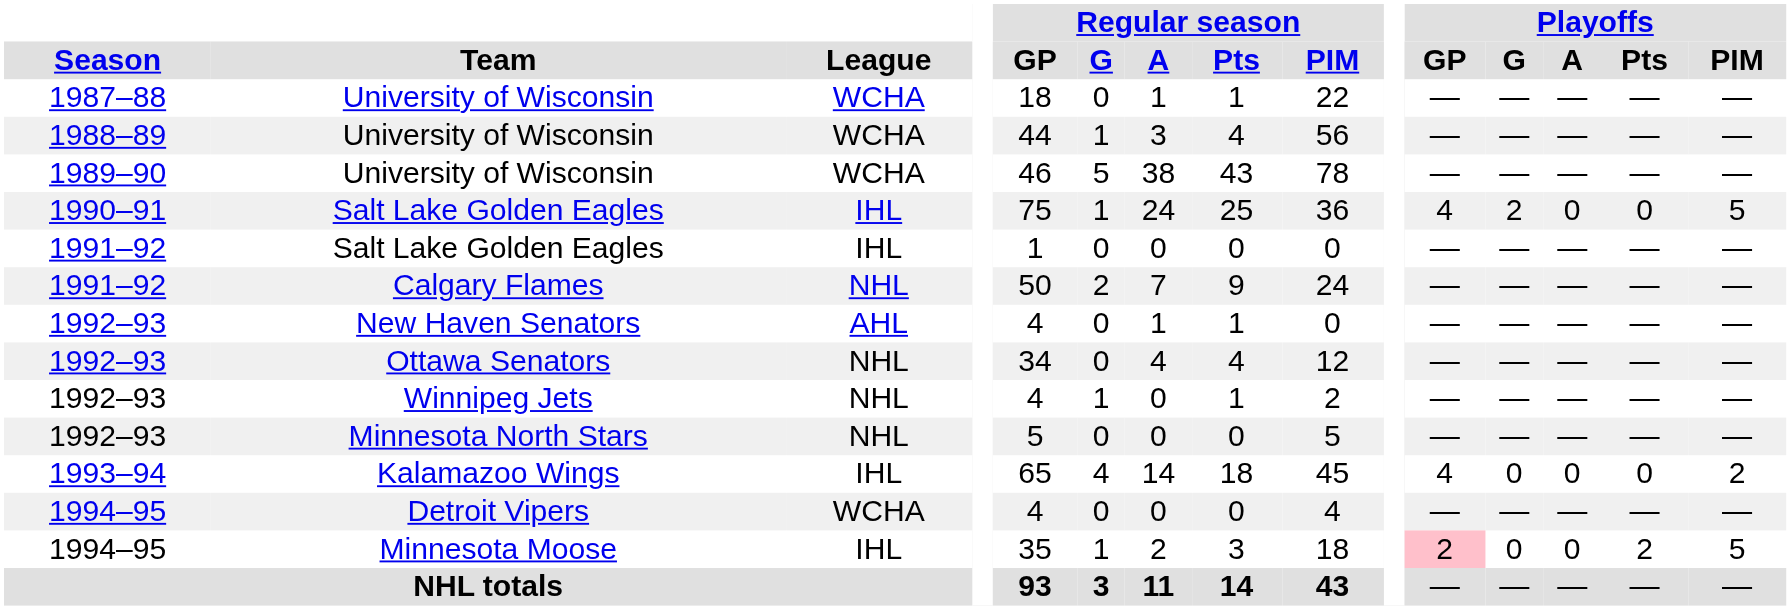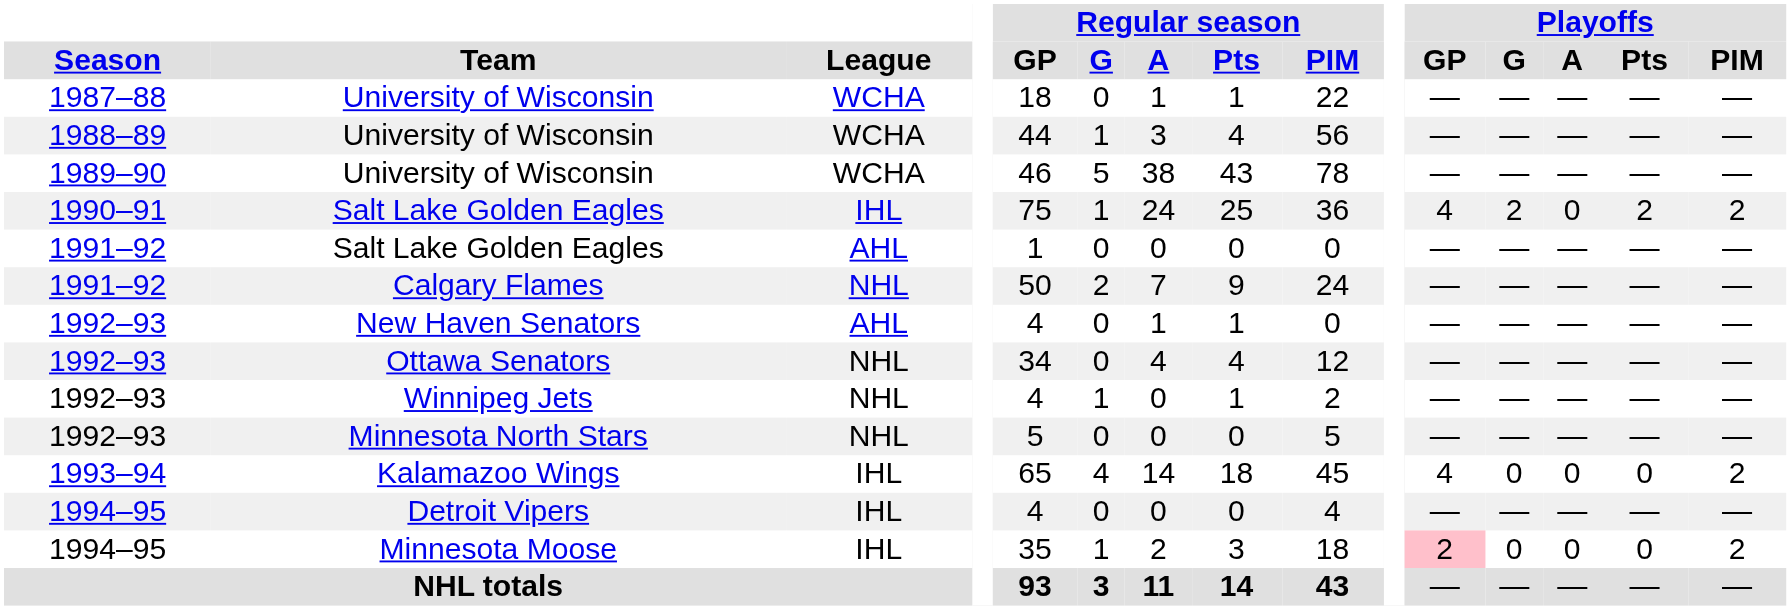(1645, 210) 0 -> (1645, 210) 2
(1737, 210) 5 -> (1737, 210) 2
(879, 247) IHL -> (879, 247) AHL
(879, 511) WCHA -> (879, 511) IHL
(1645, 548) 2 -> (1645, 548) 0
(1737, 548) 5 -> (1737, 548) 2
